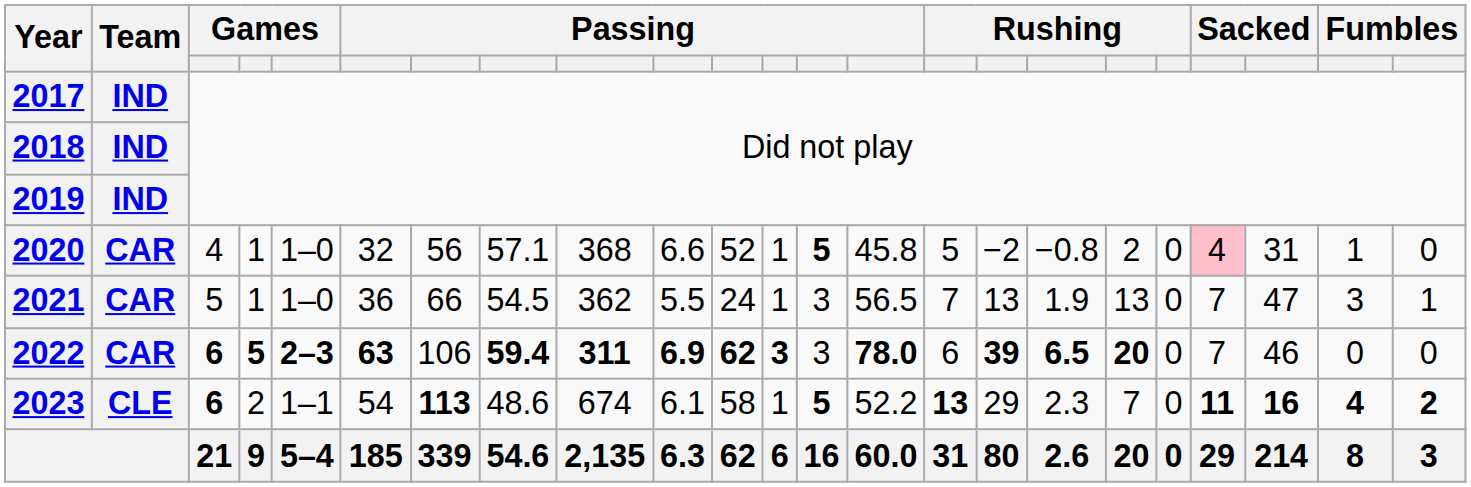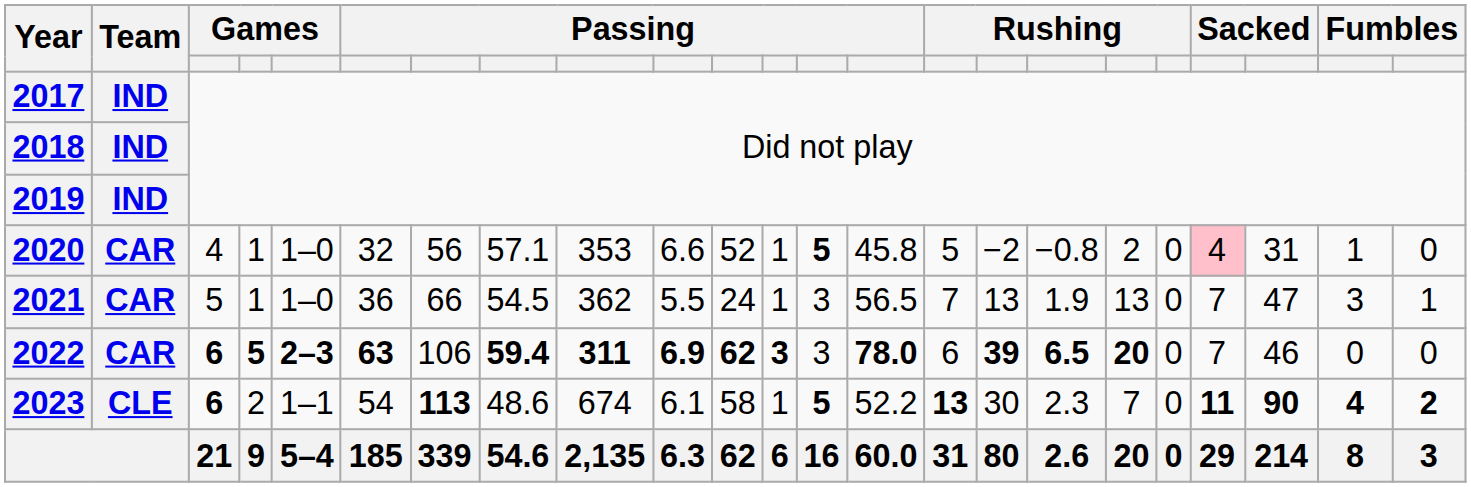(605, 250) 368 -> (605, 250) 353
(1002, 403) 29 -> (1002, 403) 30
(1281, 403) 16 -> (1281, 403) 90
